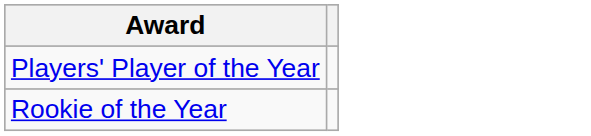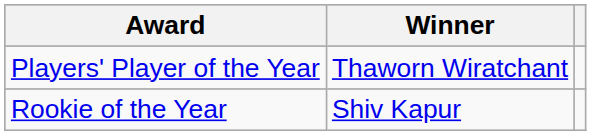+ column: (450, 25)
